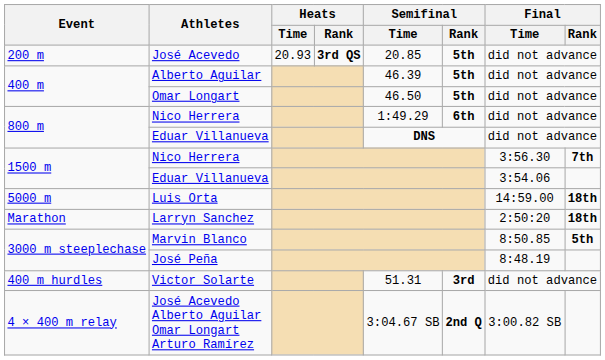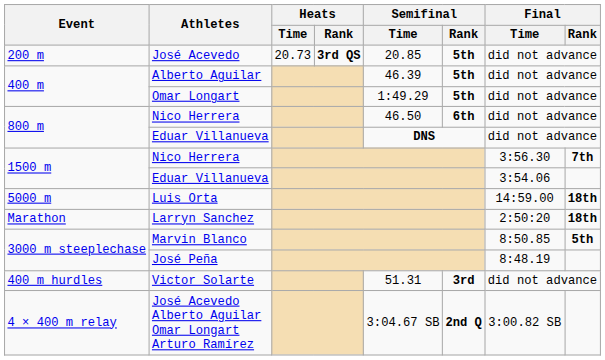(293, 55) 20.93 -> (293, 55) 20.73
(403, 96) 46.50 -> (403, 96) 1:49.29
(403, 117) 1:49.29 -> (403, 117) 46.50
